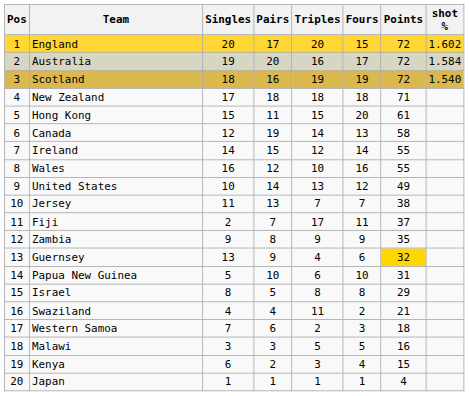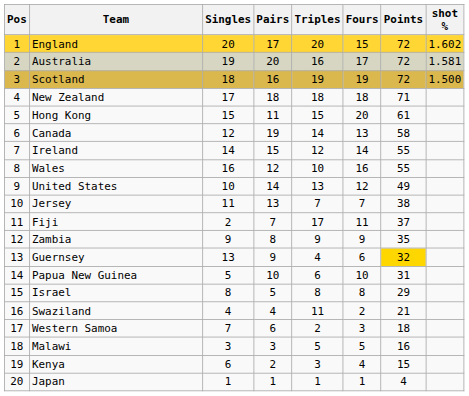(445, 62) 1.584 -> (445, 62) 1.581
(445, 79) 1.540 -> (445, 79) 1.500
